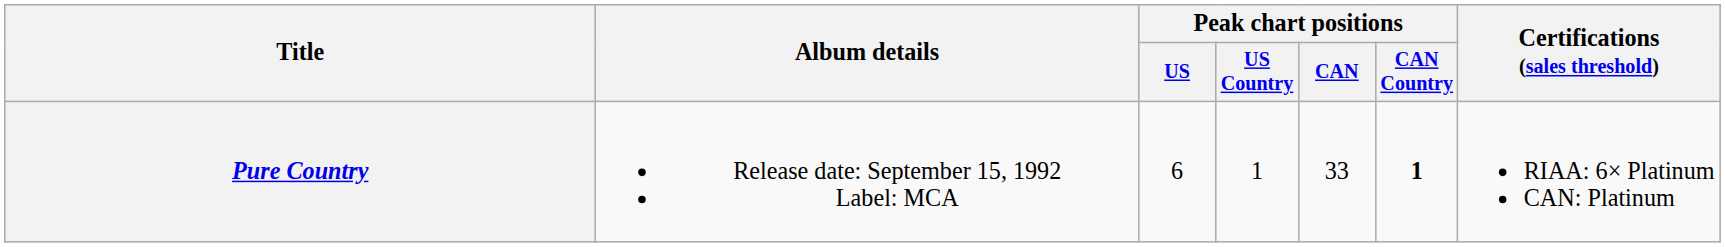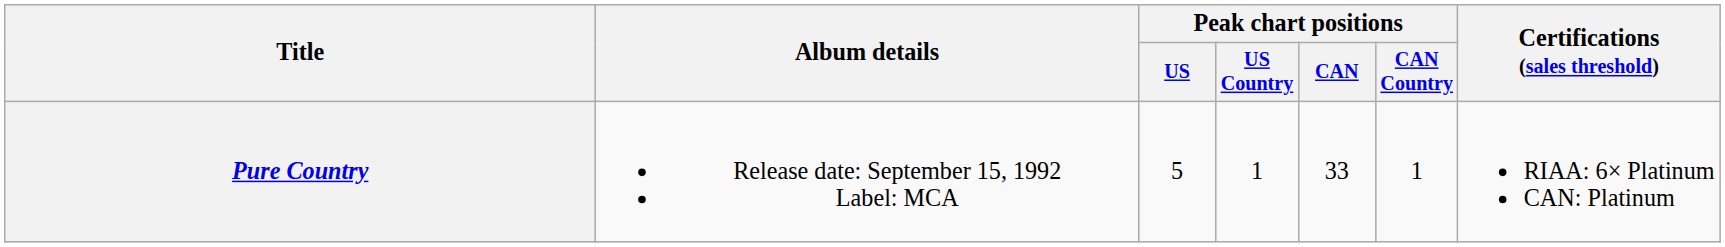(1177, 171) 6 -> (1177, 171) 5
(1417, 171) bold -> (1417, 171) normal
